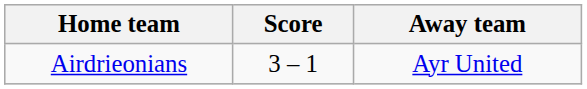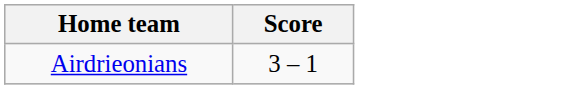- column: (467, 24)
